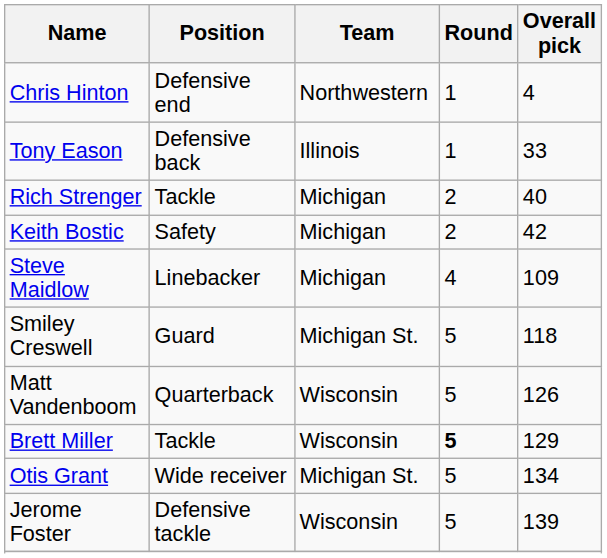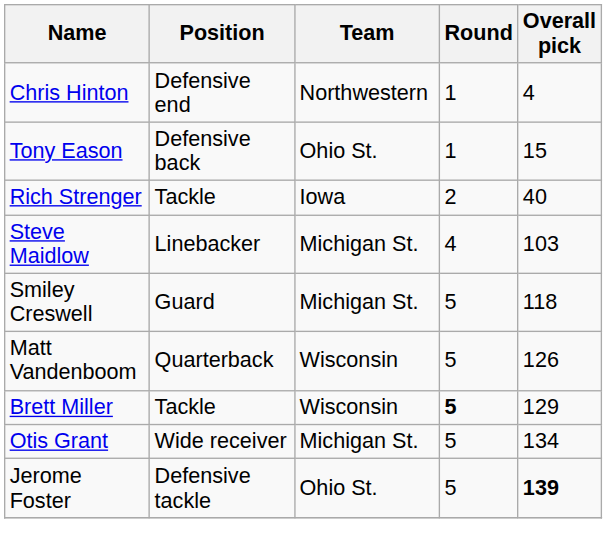(330, 150) Illinois -> (339, 150) Ohio St.
(535, 150) 33 -> (535, 150) 15
(343, 197) Michigan -> (322, 197) Iowa
- row: (67, 231)
(343, 277) Michigan -> (359, 243) Michigan St.
(541, 277) 109 -> (541, 243) 103
(349, 522) Wisconsin -> (339, 487) Ohio St.
(541, 522) normal -> (541, 487) bold
